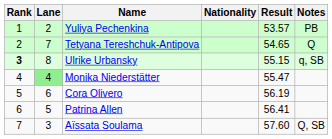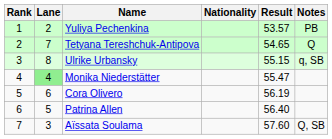(19, 61) bold -> (19, 61) normal
(277, 110) 56.41 -> (277, 110) 56.40
